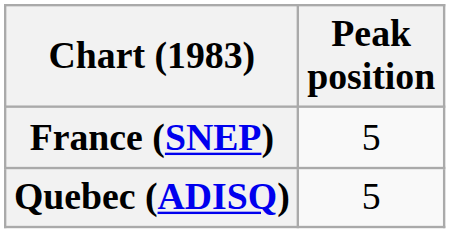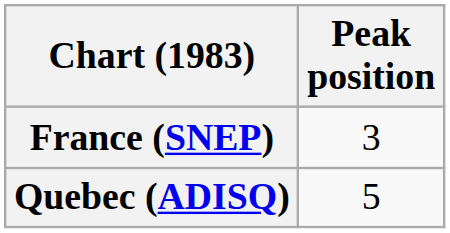(371, 136) 5 -> (371, 136) 3
